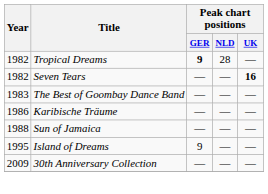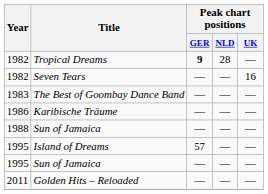(250, 77) bold -> (250, 77) normal
(200, 146) 9 -> (200, 146) 57
+ row: (18, 163)
- row: (18, 163)
+ row: (18, 180)
